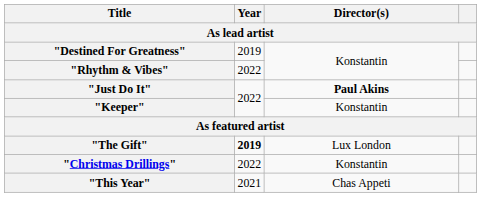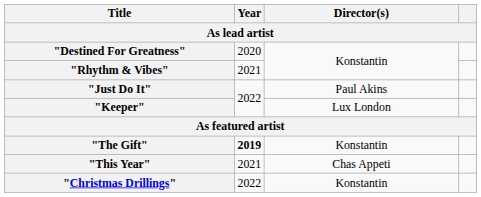(249, 51) 2019 -> (249, 51) 2020
(249, 70) 2022 -> (249, 70) 2021
(361, 88) bold -> (361, 88) normal
(361, 107) Konstantin -> (361, 107) Lux London
(361, 145) Lux London -> (361, 145) Konstantin
rows swapped: (120, 182) <-> (120, 164)
